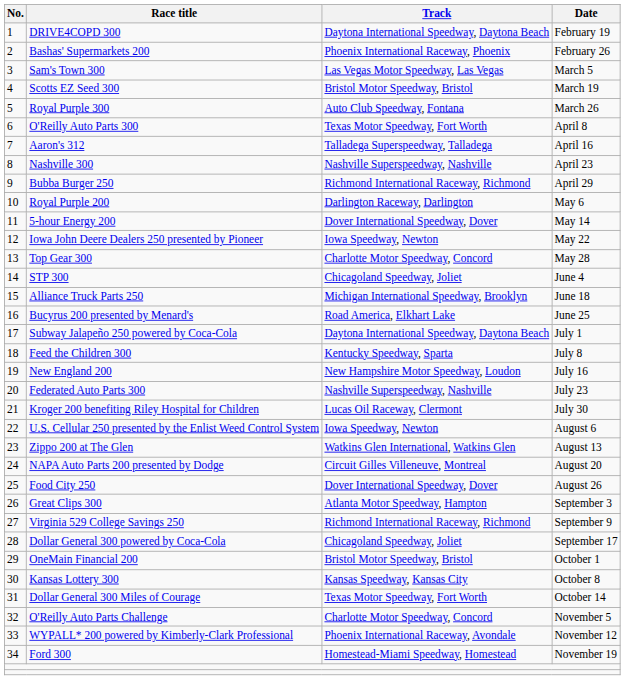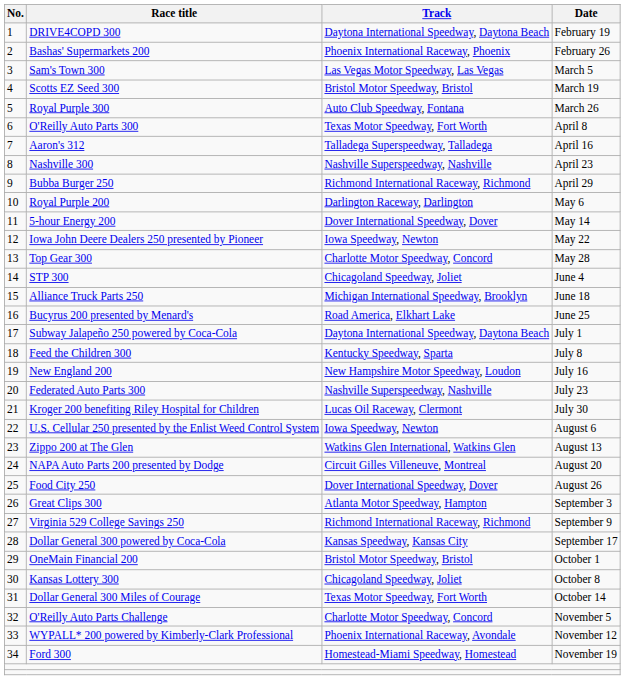(393, 541) Chicagoland Speedway, Joliet -> (396, 541) Kansas Speedway, Kansas City
(396, 578) Kansas Speedway, Kansas City -> (393, 578) Chicagoland Speedway, Joliet
